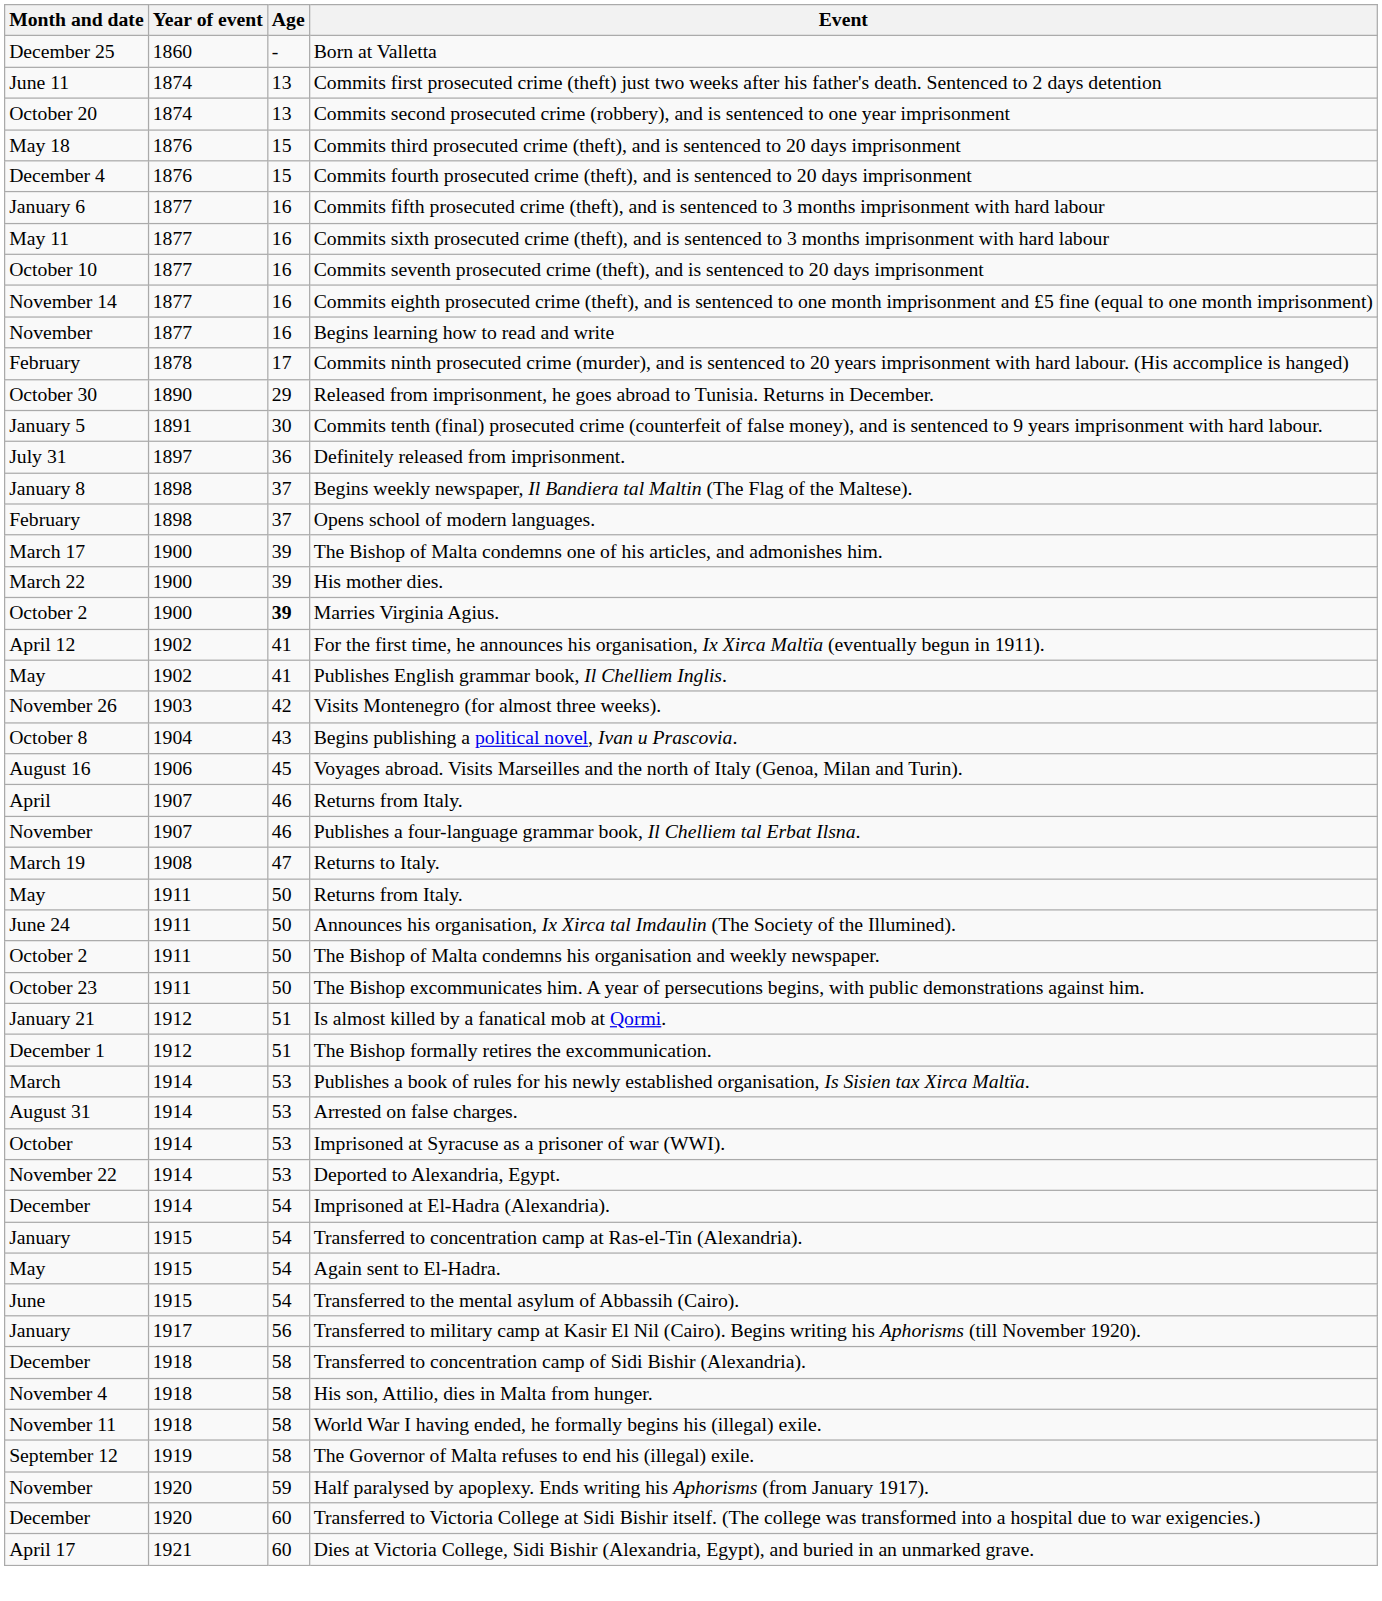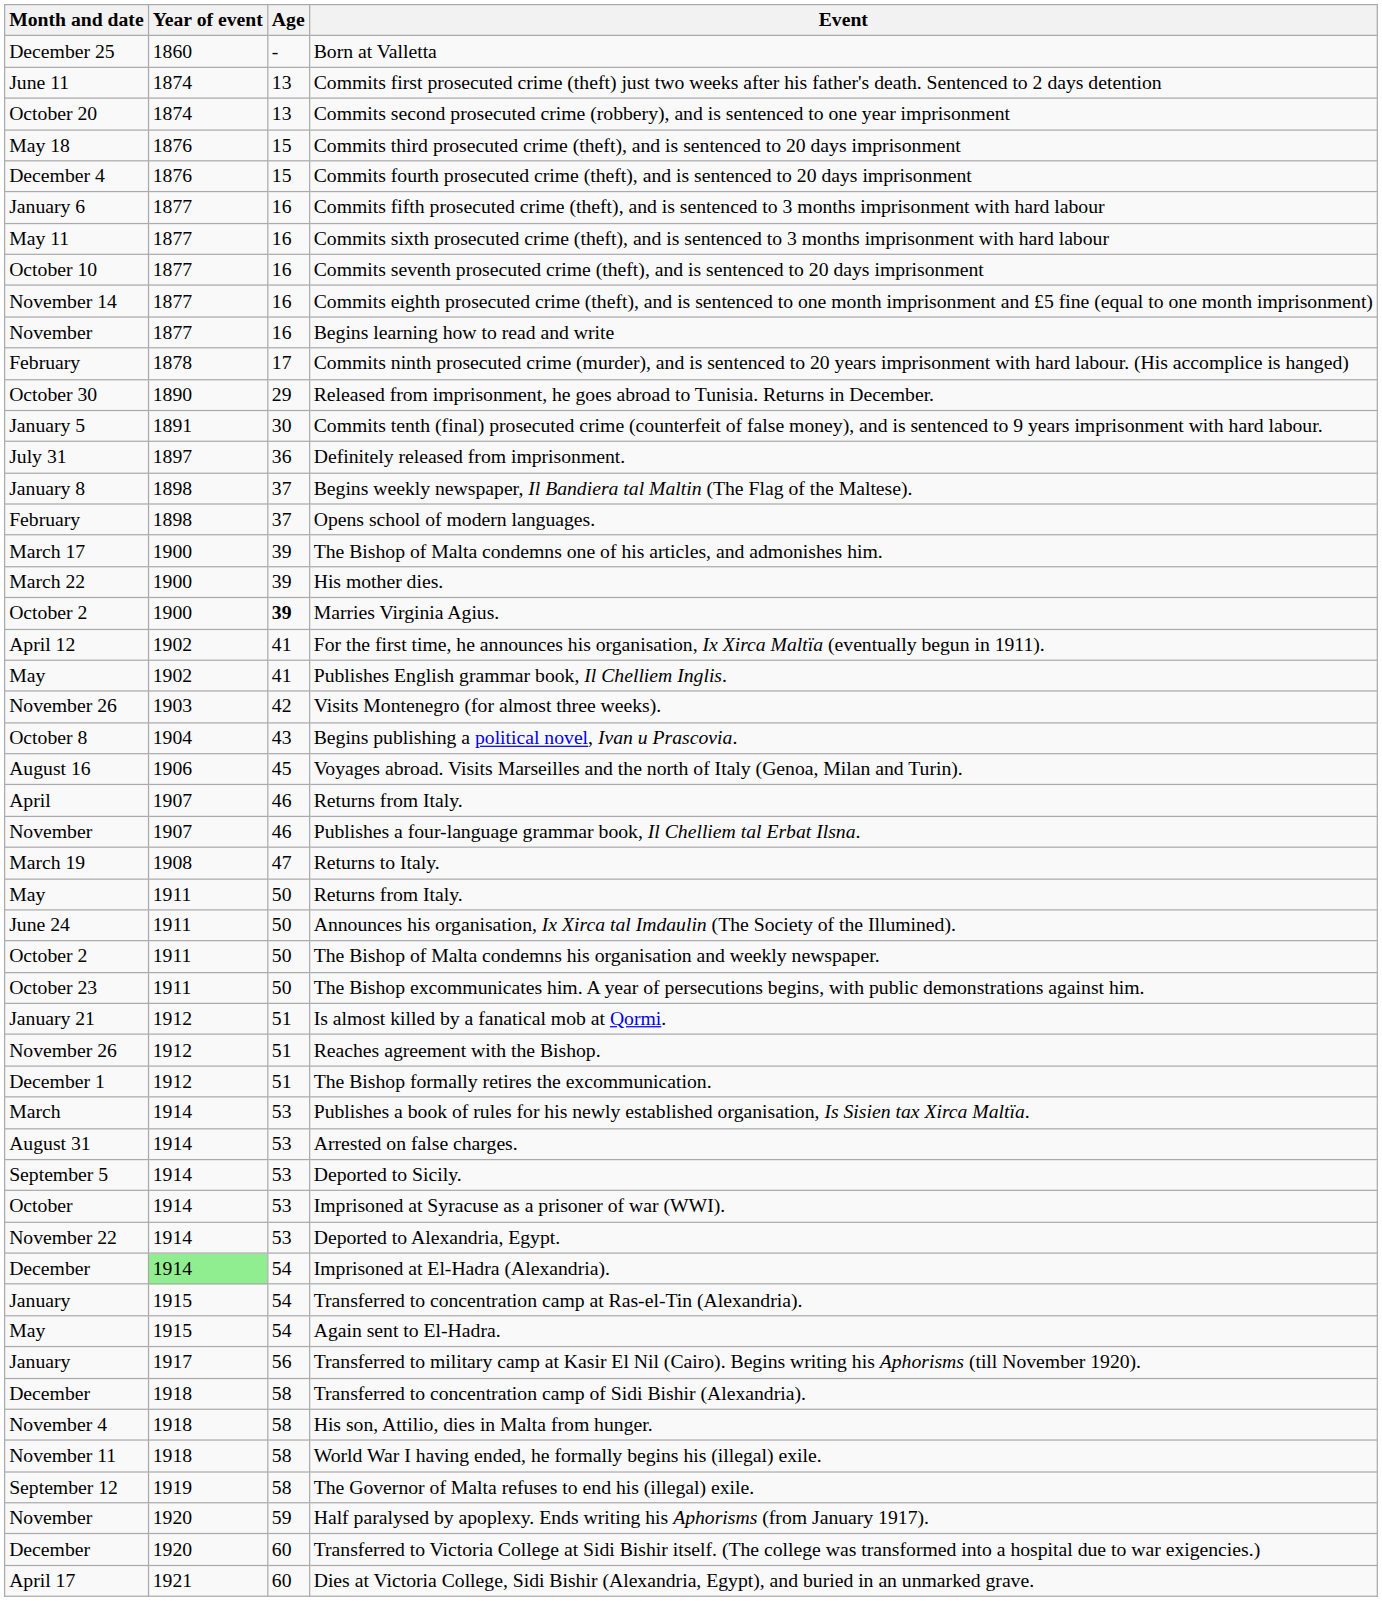+ row: (63, 1050)
+ row: (59, 1174)
(172, 1206) no background -> (172, 1268) lightgreen background
- row: (27, 1299)
